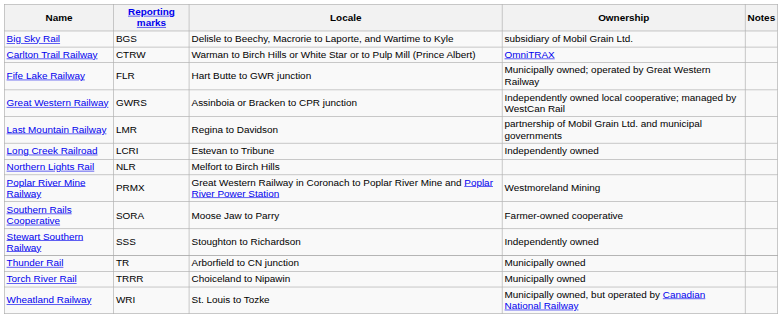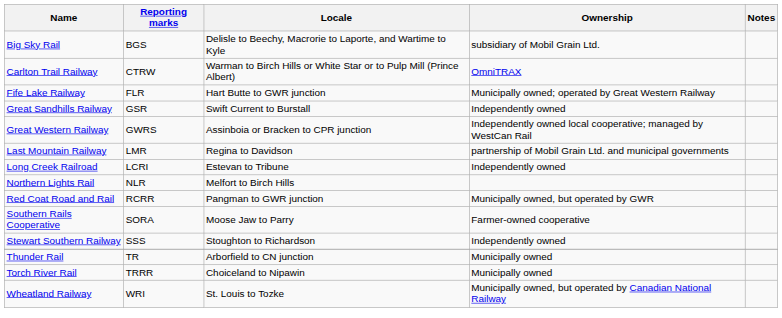+ row: (59, 108)
- row: (46, 188)
+ row: (60, 198)
